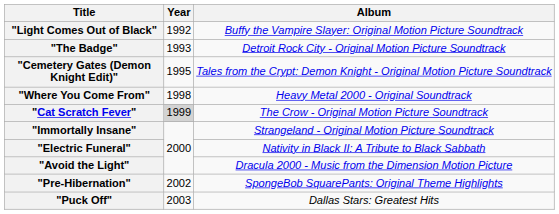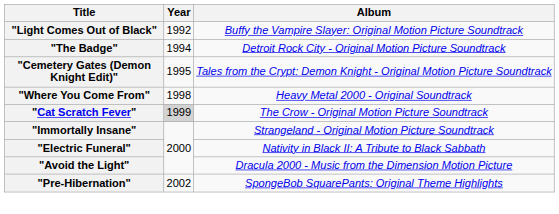(179, 48) 1993 -> (179, 48) 1994
- row: (84, 200)
